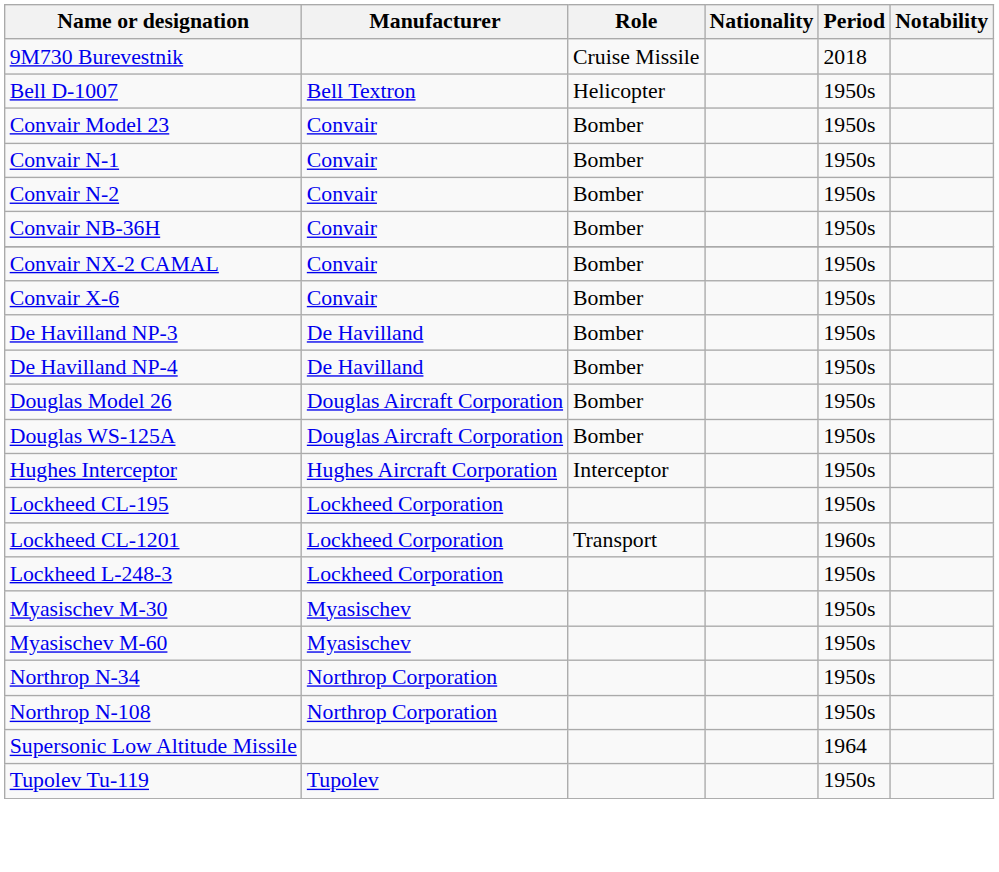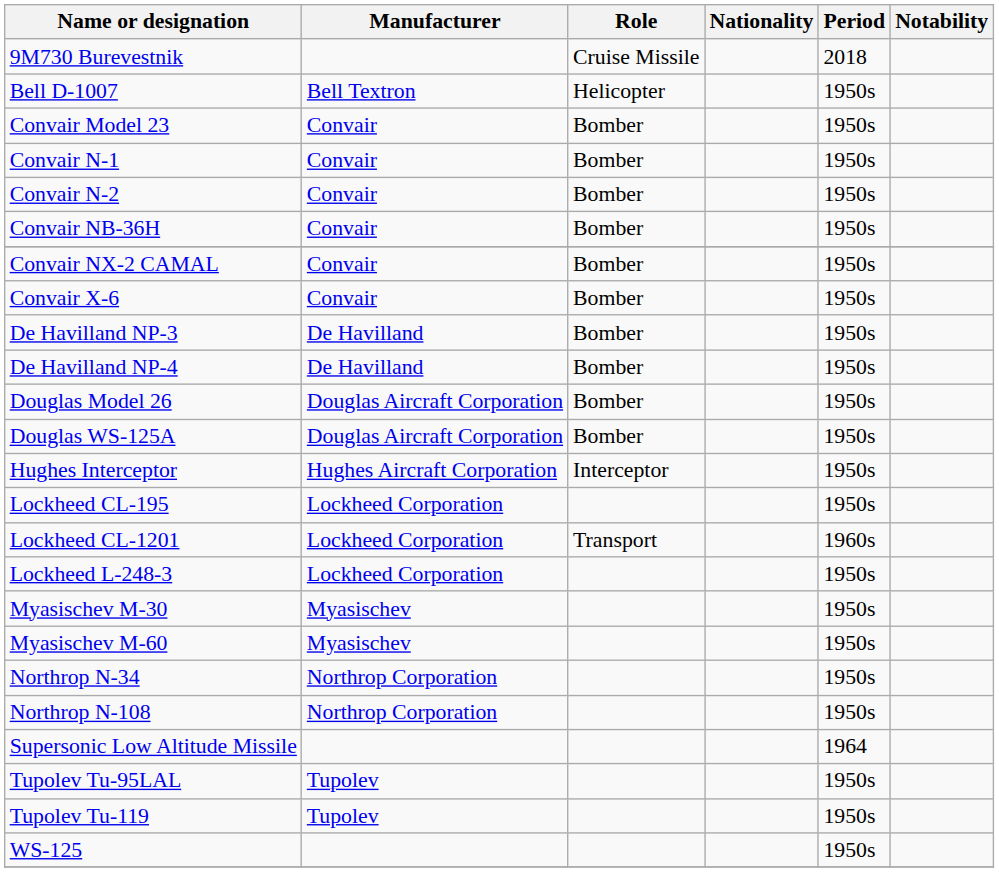+ row: (95, 780)
+ row: (46, 849)
